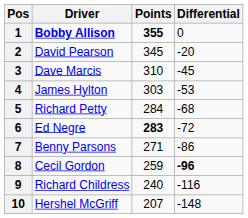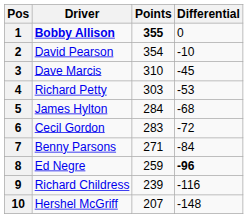(153, 52) 345 -> (153, 52) 354
(186, 52) -20 -> (186, 52) -10
(71, 90) James Hylton -> (71, 90) Richard Petty
(71, 109) Richard Petty -> (71, 109) James Hylton
(60, 128) Ed Negre -> (70, 128) Cecil Gordon
(153, 128) bold -> (153, 128) normal
(186, 147) -86 -> (186, 147) -84
(70, 166) Cecil Gordon -> (60, 166) Ed Negre
(153, 185) 240 -> (153, 185) 239
